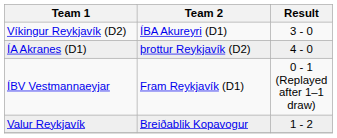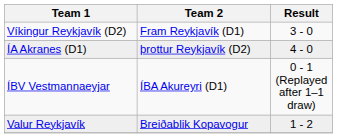(184, 31) ÍBA Akureyri (D1) -> (192, 31) Fram Reykjavík (D1)
(192, 86) Fram Reykjavík (D1) -> (184, 86) ÍBA Akureyri (D1)
